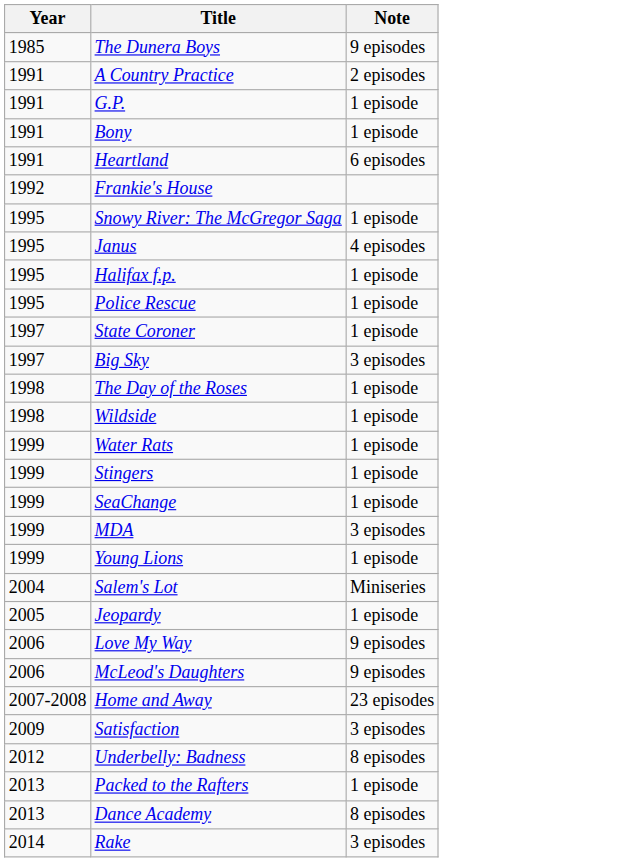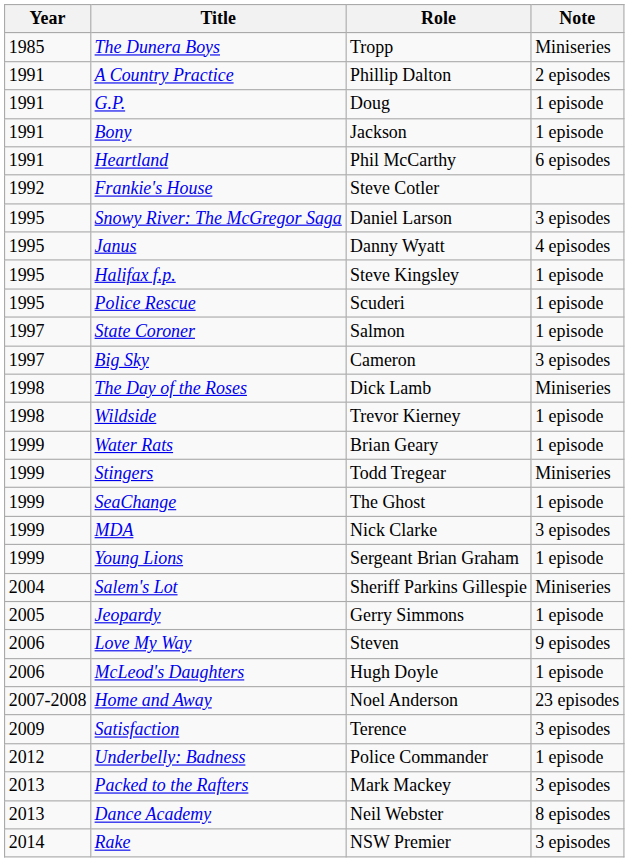+ column: (438, 18)
(388, 47) 9 episodes -> (573, 47) Miniseries
(384, 217) 1 episode -> (573, 217) 3 episodes
(384, 388) 1 episode -> (573, 388) Miniseries
(384, 473) 1 episode -> (573, 473) Miniseries
(388, 672) 9 episodes -> (569, 672) 1 episode
(388, 757) 8 episodes -> (569, 757) 1 episode
(384, 786) 1 episode -> (573, 786) 3 episodes
